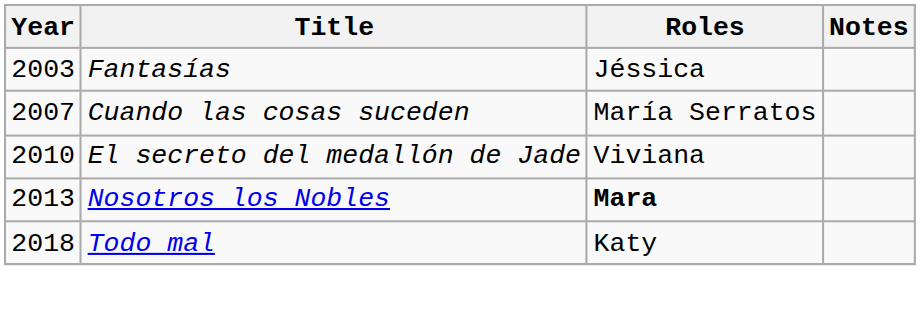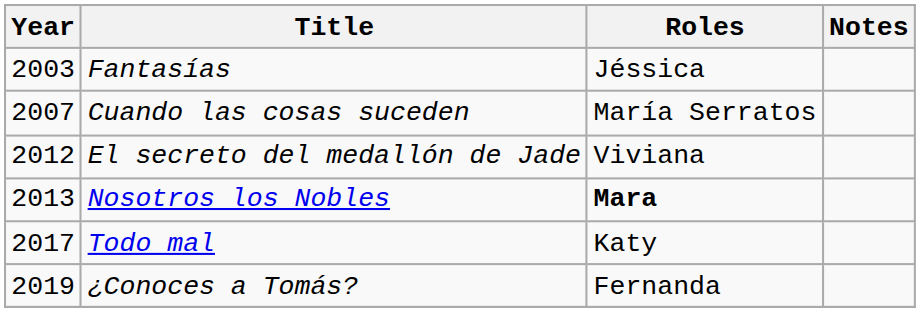(43, 156) 2010 -> (43, 156) 2012
(43, 243) 2018 -> (43, 243) 2017
+ row: (223, 286)
